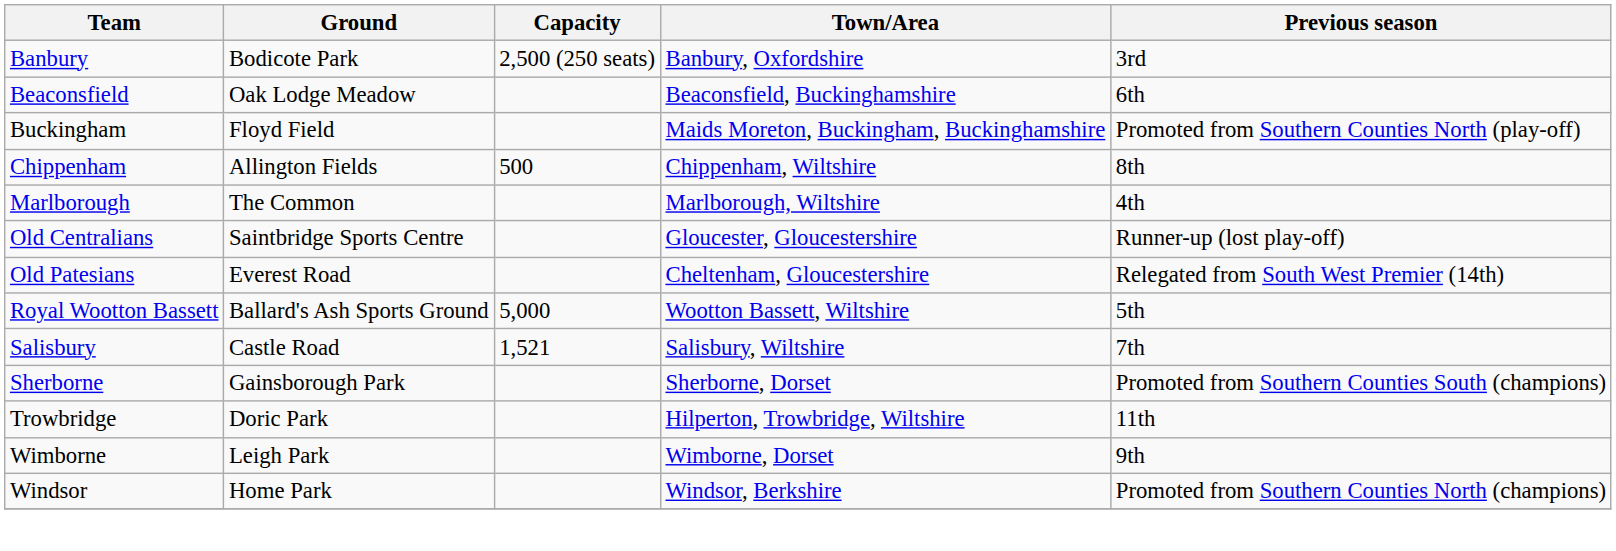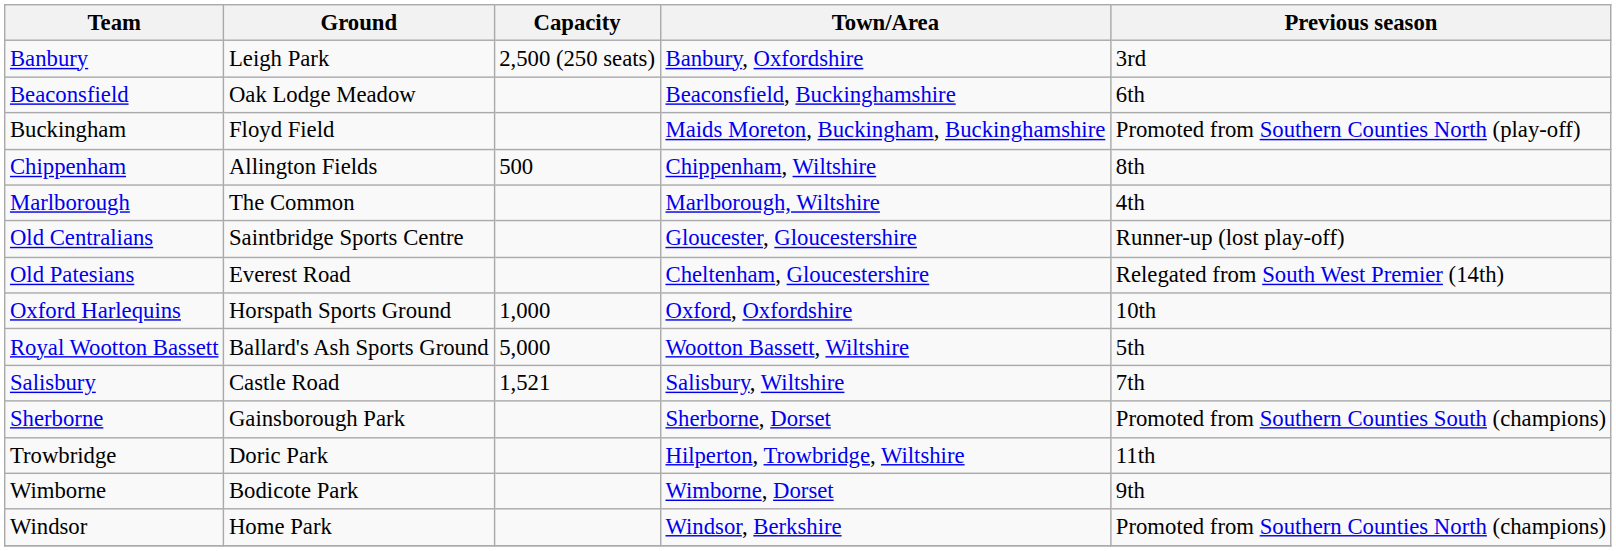(294, 58) Bodicote Park -> (279, 58) Leigh Park
+ row: (95, 310)
(279, 454) Leigh Park -> (294, 490) Bodicote Park
